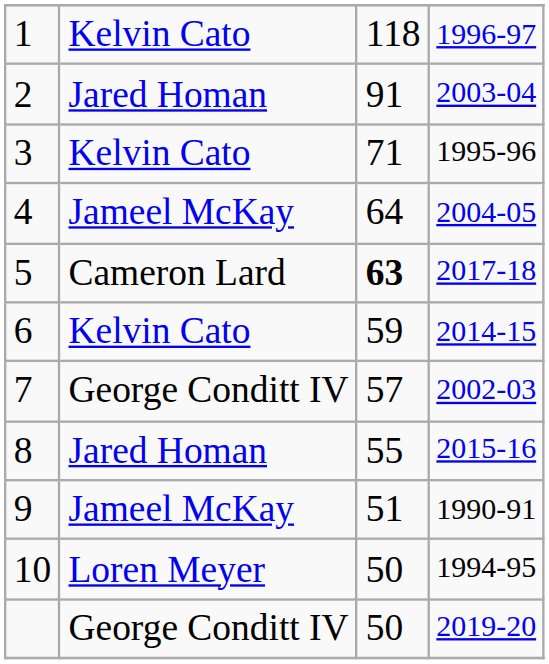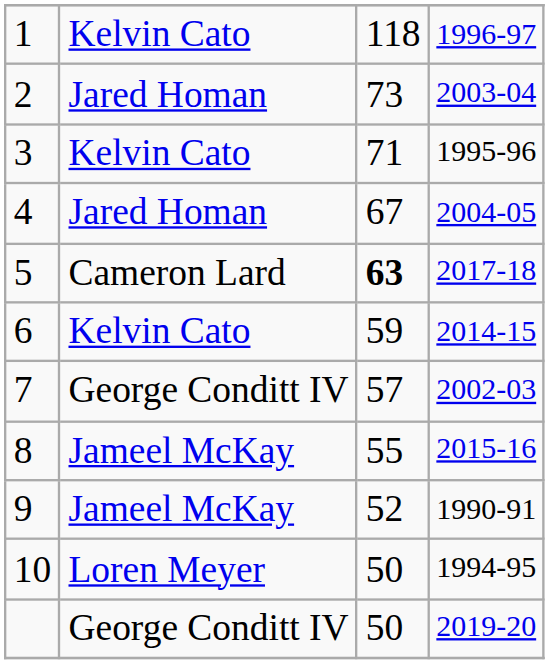(385, 93) 91 -> (385, 93) 73
(181, 212) Jameel McKay -> (168, 212) Jared Homan
(385, 212) 64 -> (385, 212) 67
(168, 449) Jared Homan -> (181, 449) Jameel McKay
(385, 509) 51 -> (385, 509) 52
